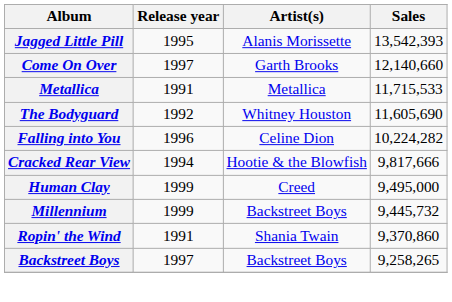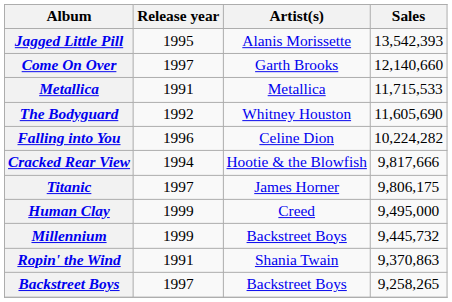+ row: (69, 187)
(409, 235) 9,370,860 -> (409, 260) 9,370,863
